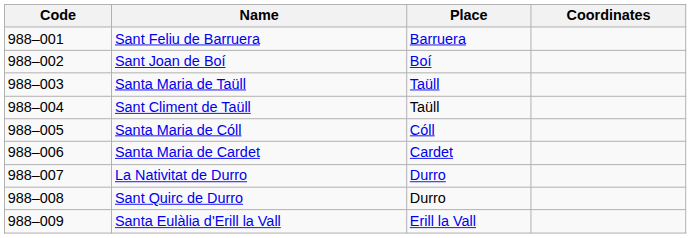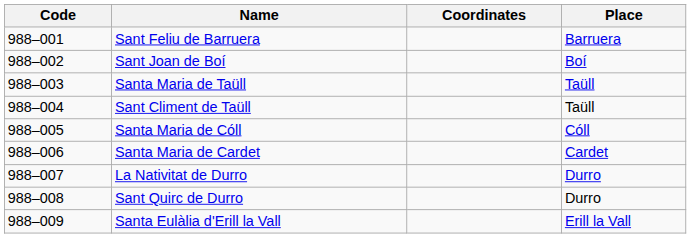columns swapped: (469, 15) <-> (609, 15)
